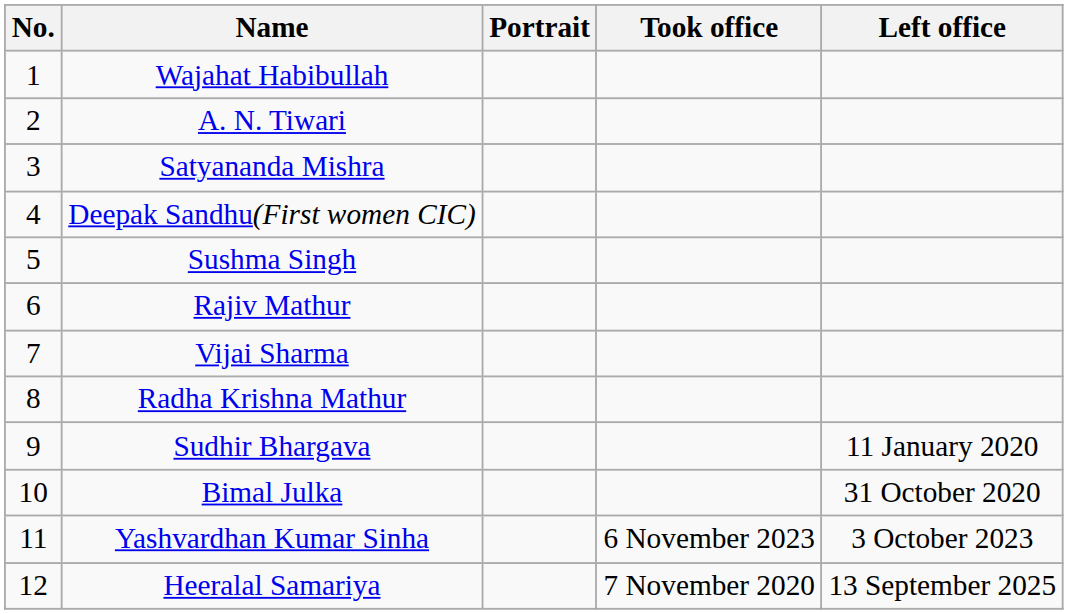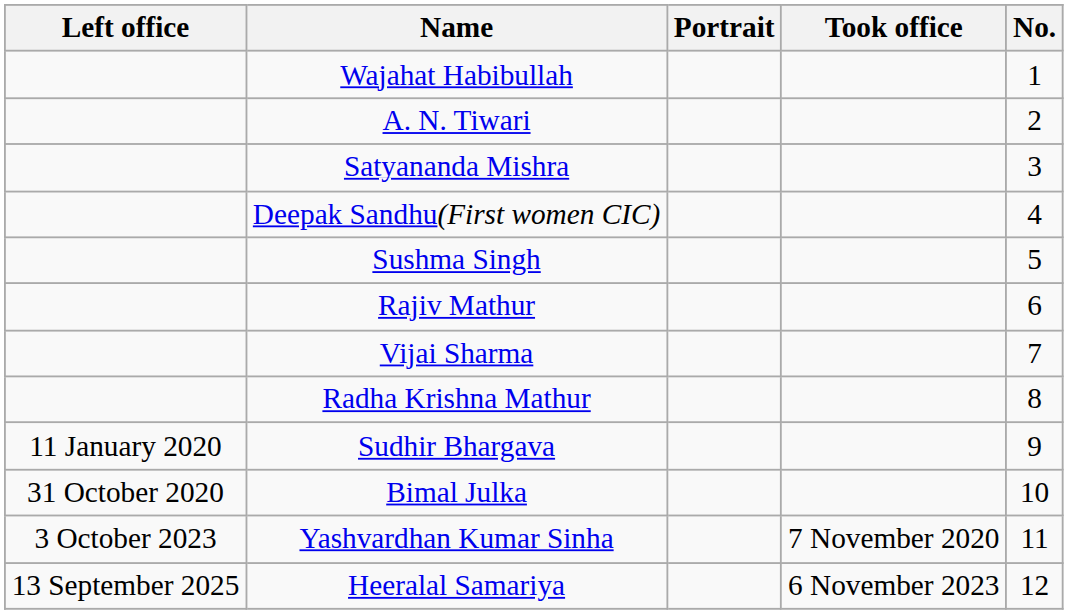columns swapped: (33, 27) <-> (942, 27)
(709, 538) 6 November 2023 -> (894, 538) 7 November 2020
(709, 584) 7 November 2020 -> (894, 584) 6 November 2023
